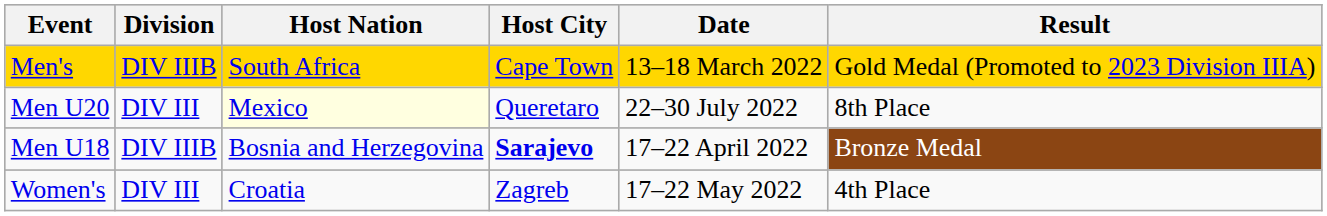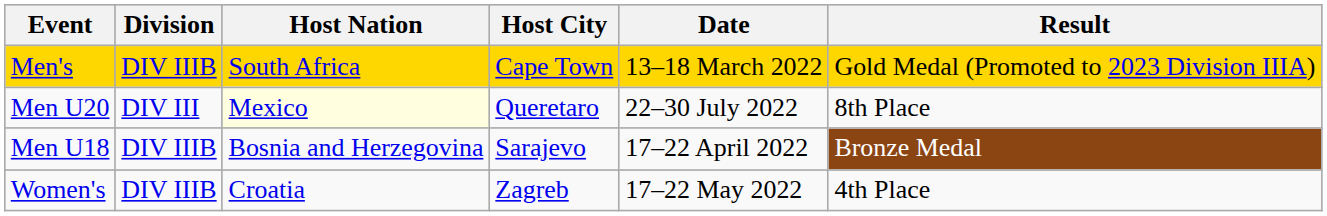(544, 148) bold -> (541, 148) normal
(160, 189) DIV III -> (169, 189) DIV IIIB
